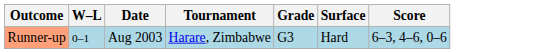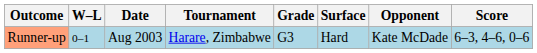+ column: (410, 15)
